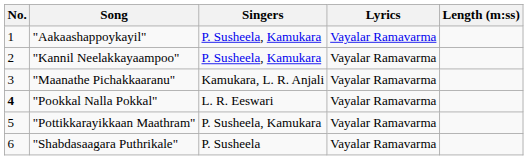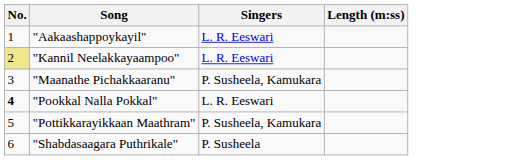- column: (383, 15)
(261, 37) P. Susheela, Kamukara -> (237, 37) L. R. Eeswari
(11, 58) no background -> (11, 58) khaki background
(261, 58) P. Susheela, Kamukara -> (237, 58) L. R. Eeswari
(263, 80) Kamukara, L. R. Anjali -> (261, 80) P. Susheela, Kamukara
